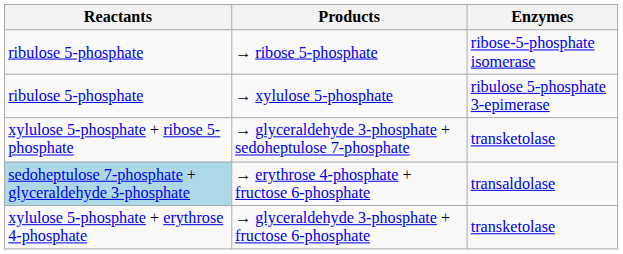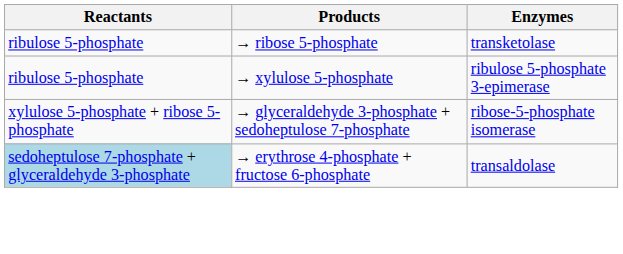(533, 52) ribose-5-phosphate isomerase -> (513, 42) transketolase
(513, 139) transketolase -> (533, 121) ribose-5-phosphate isomerase
- row: (343, 227)
